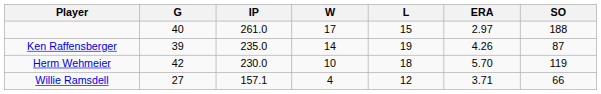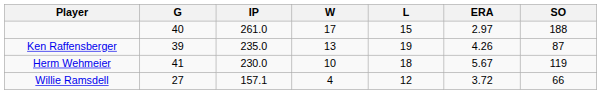(330, 47) 14 -> (330, 47) 13
(178, 64) 42 -> (178, 64) 41
(482, 64) 5.70 -> (482, 64) 5.67
(482, 81) 3.71 -> (482, 81) 3.72
